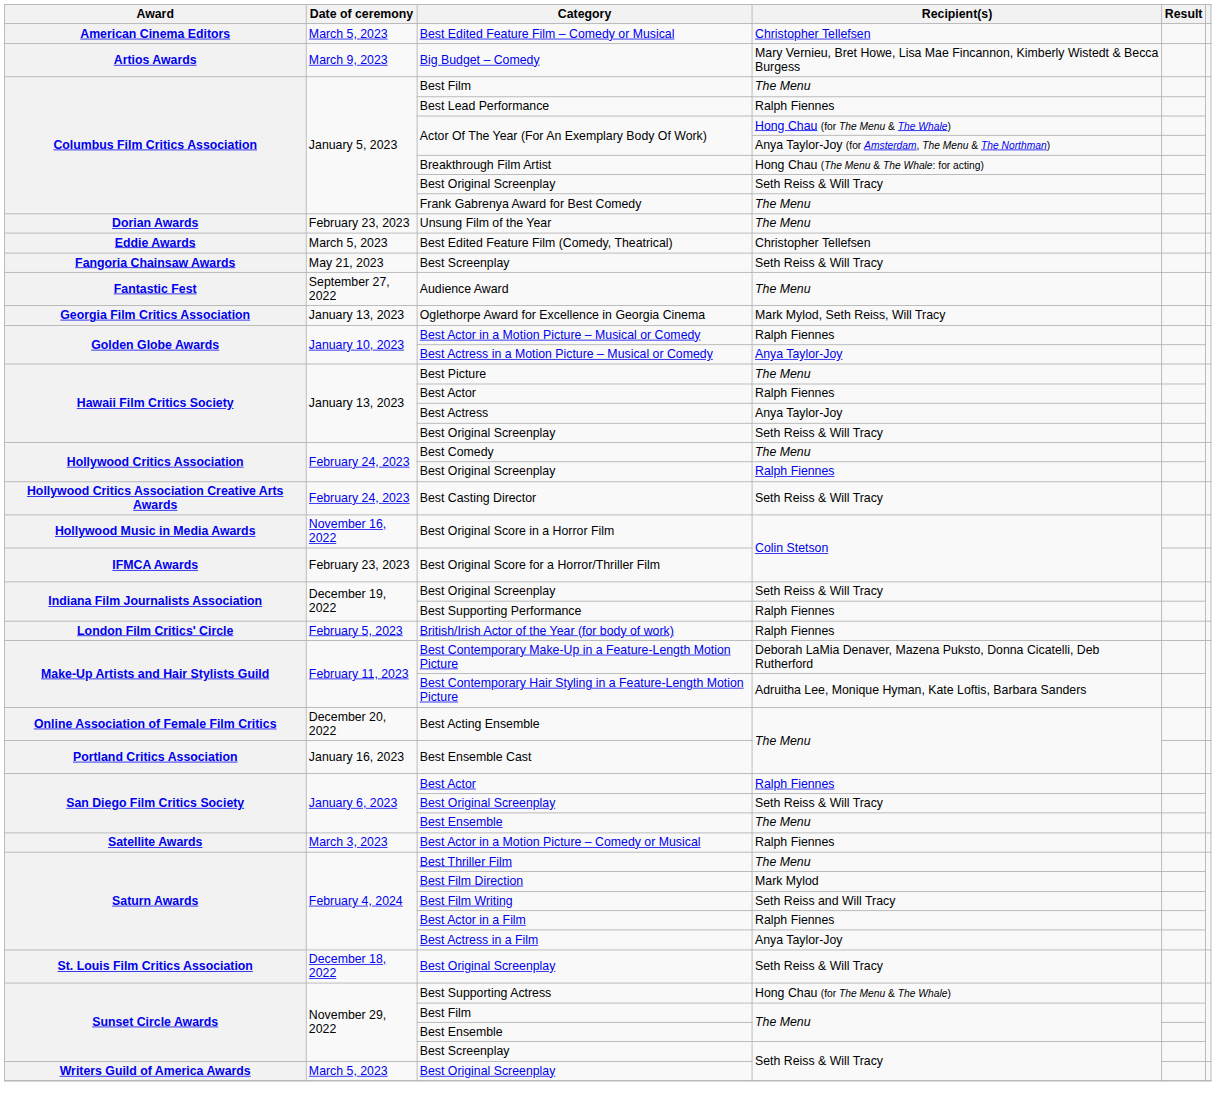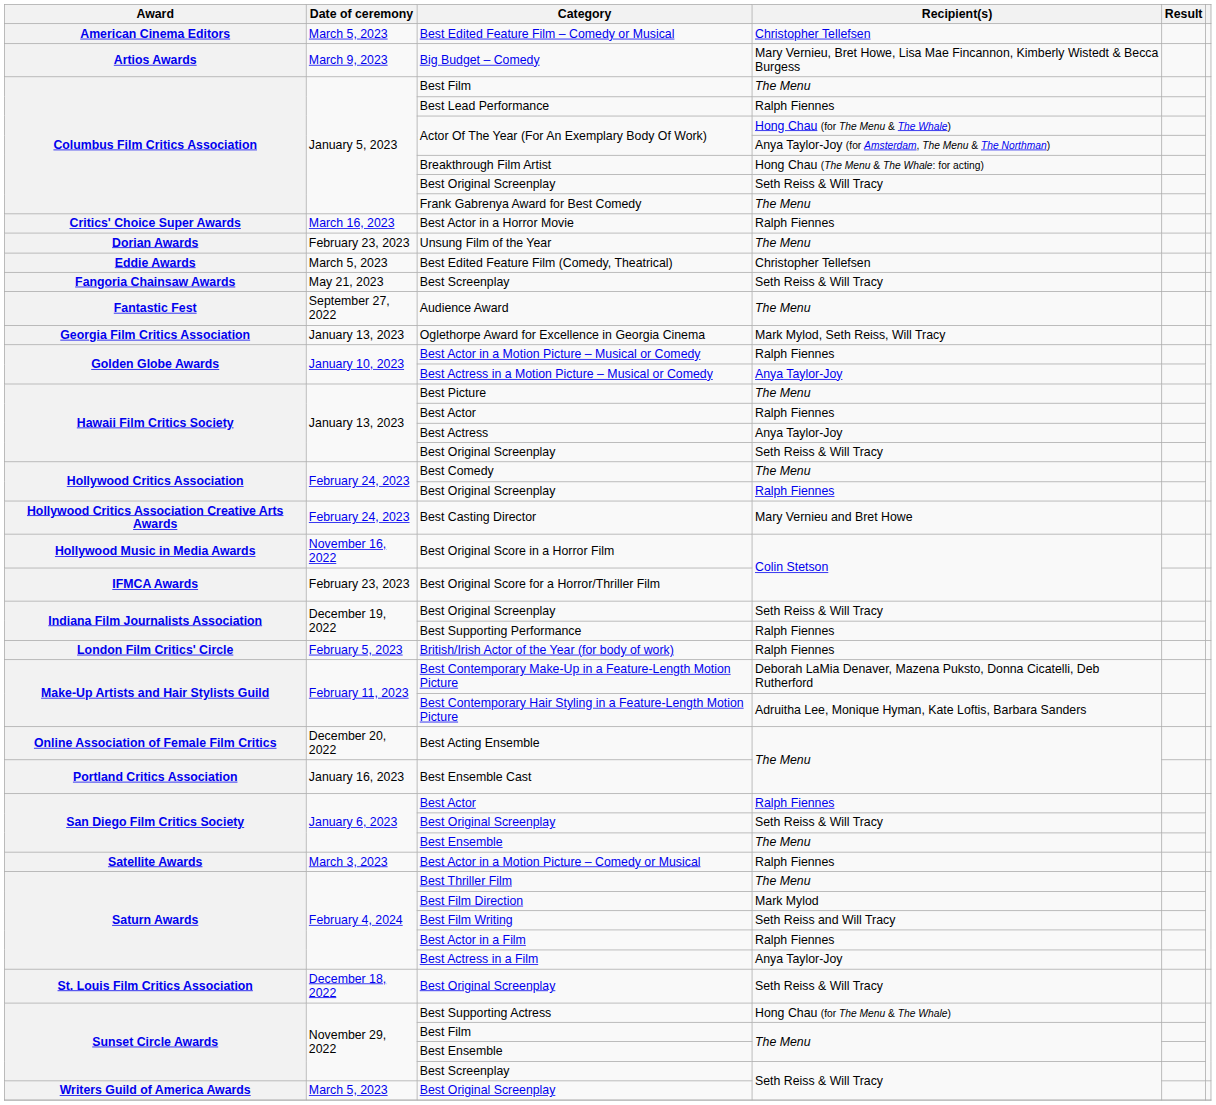+ row: (155, 223)
(819, 498) Seth Reiss & Will Tracy -> (834, 517) Mary Vernieu and Bret Howe
